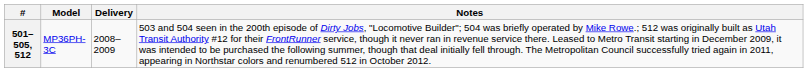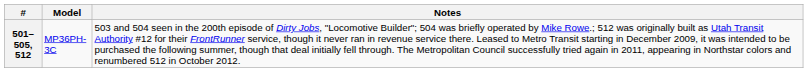- column: (114, 12)
